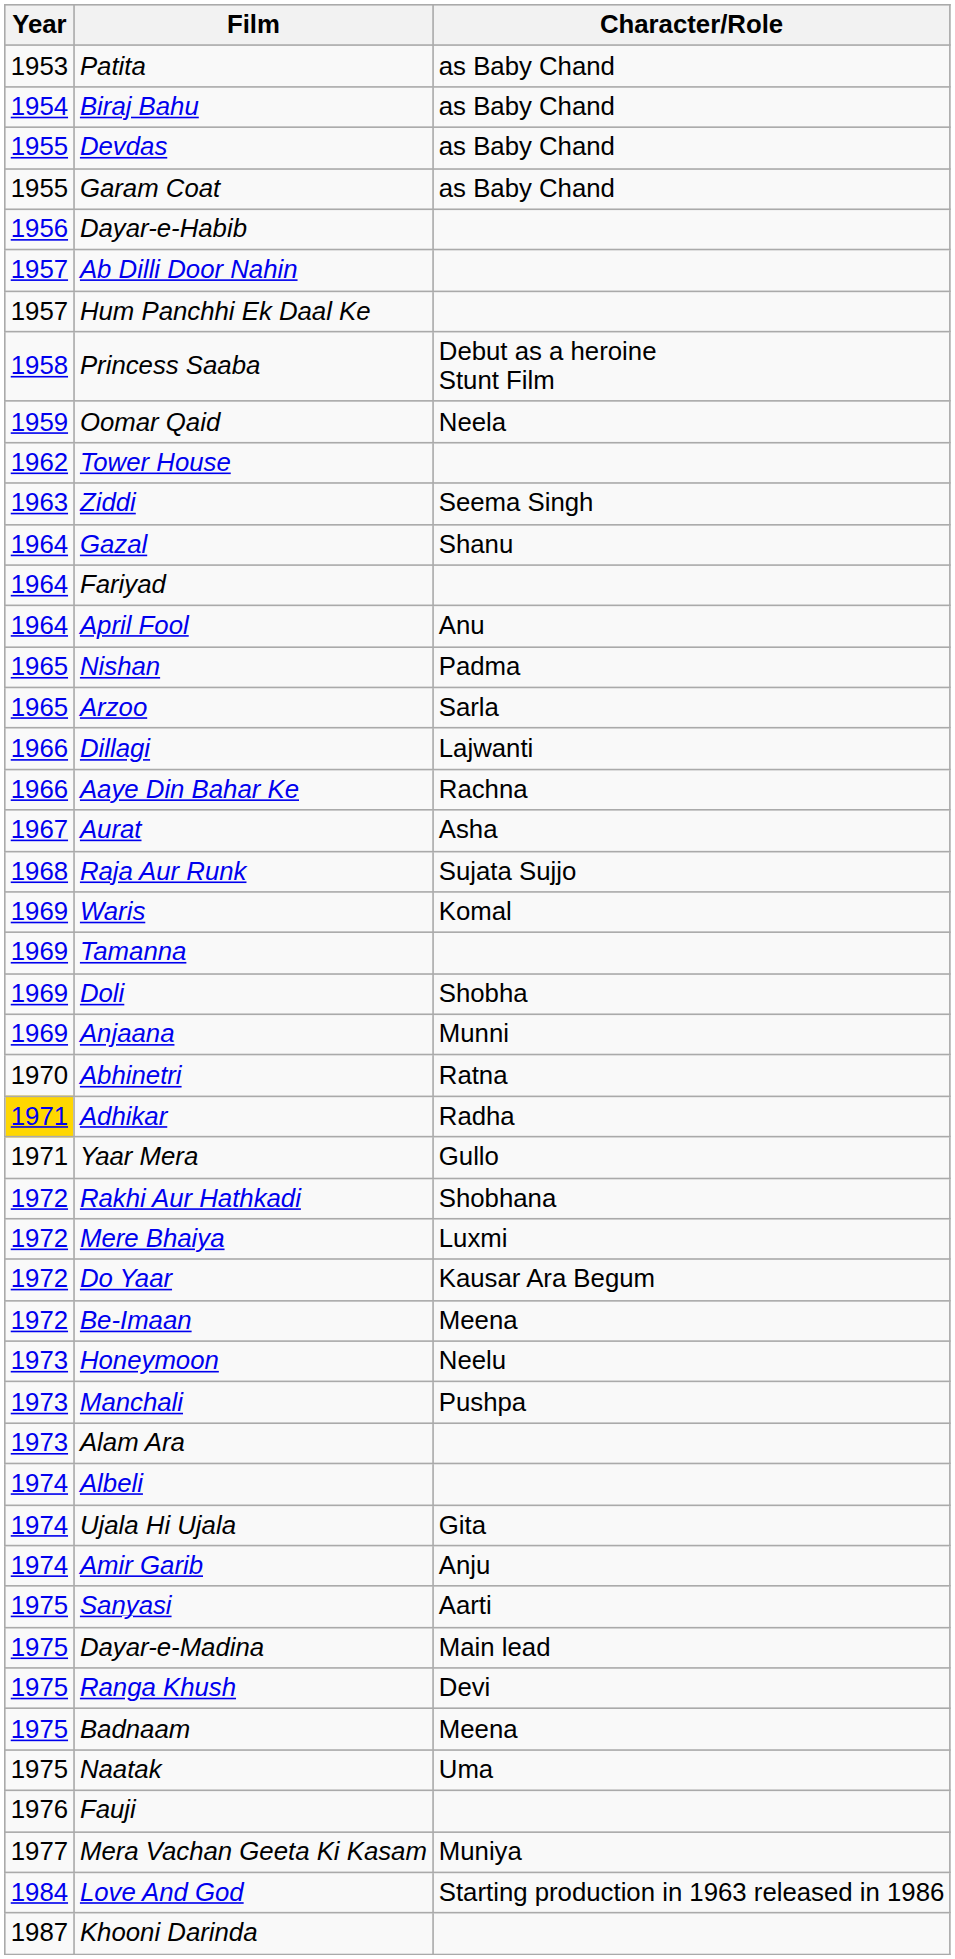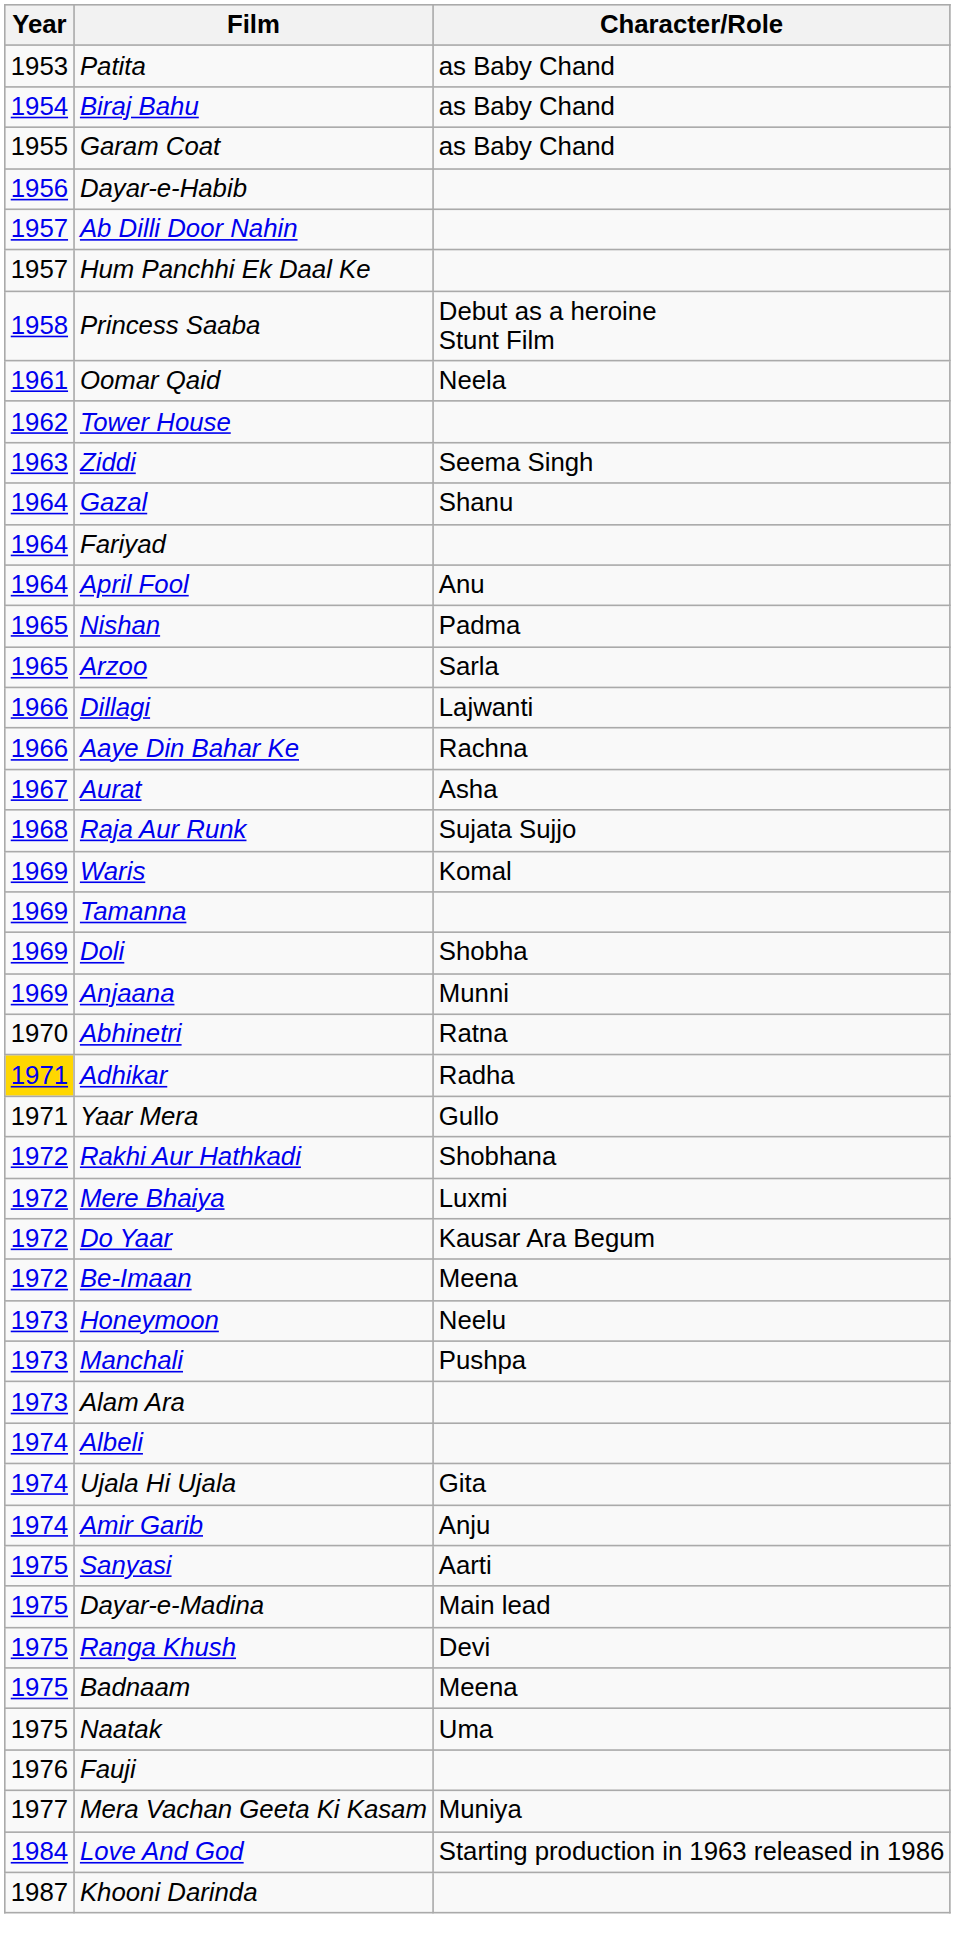- row: (124, 147)
(39, 421) 1959 -> (39, 380) 1961
